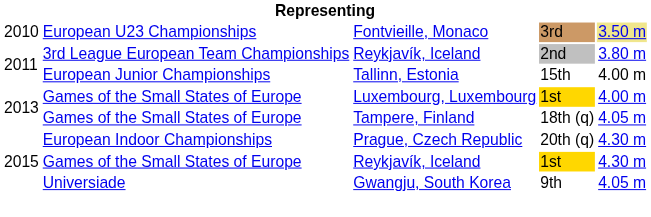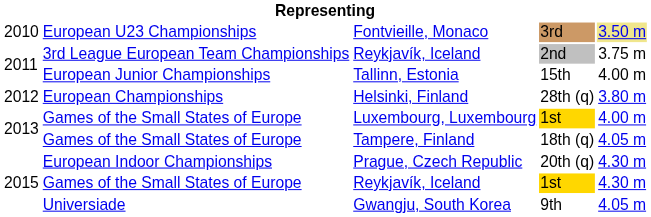(622, 53) 3.80 m -> (622, 53) 3.75 m
+ row: (411, 97)
